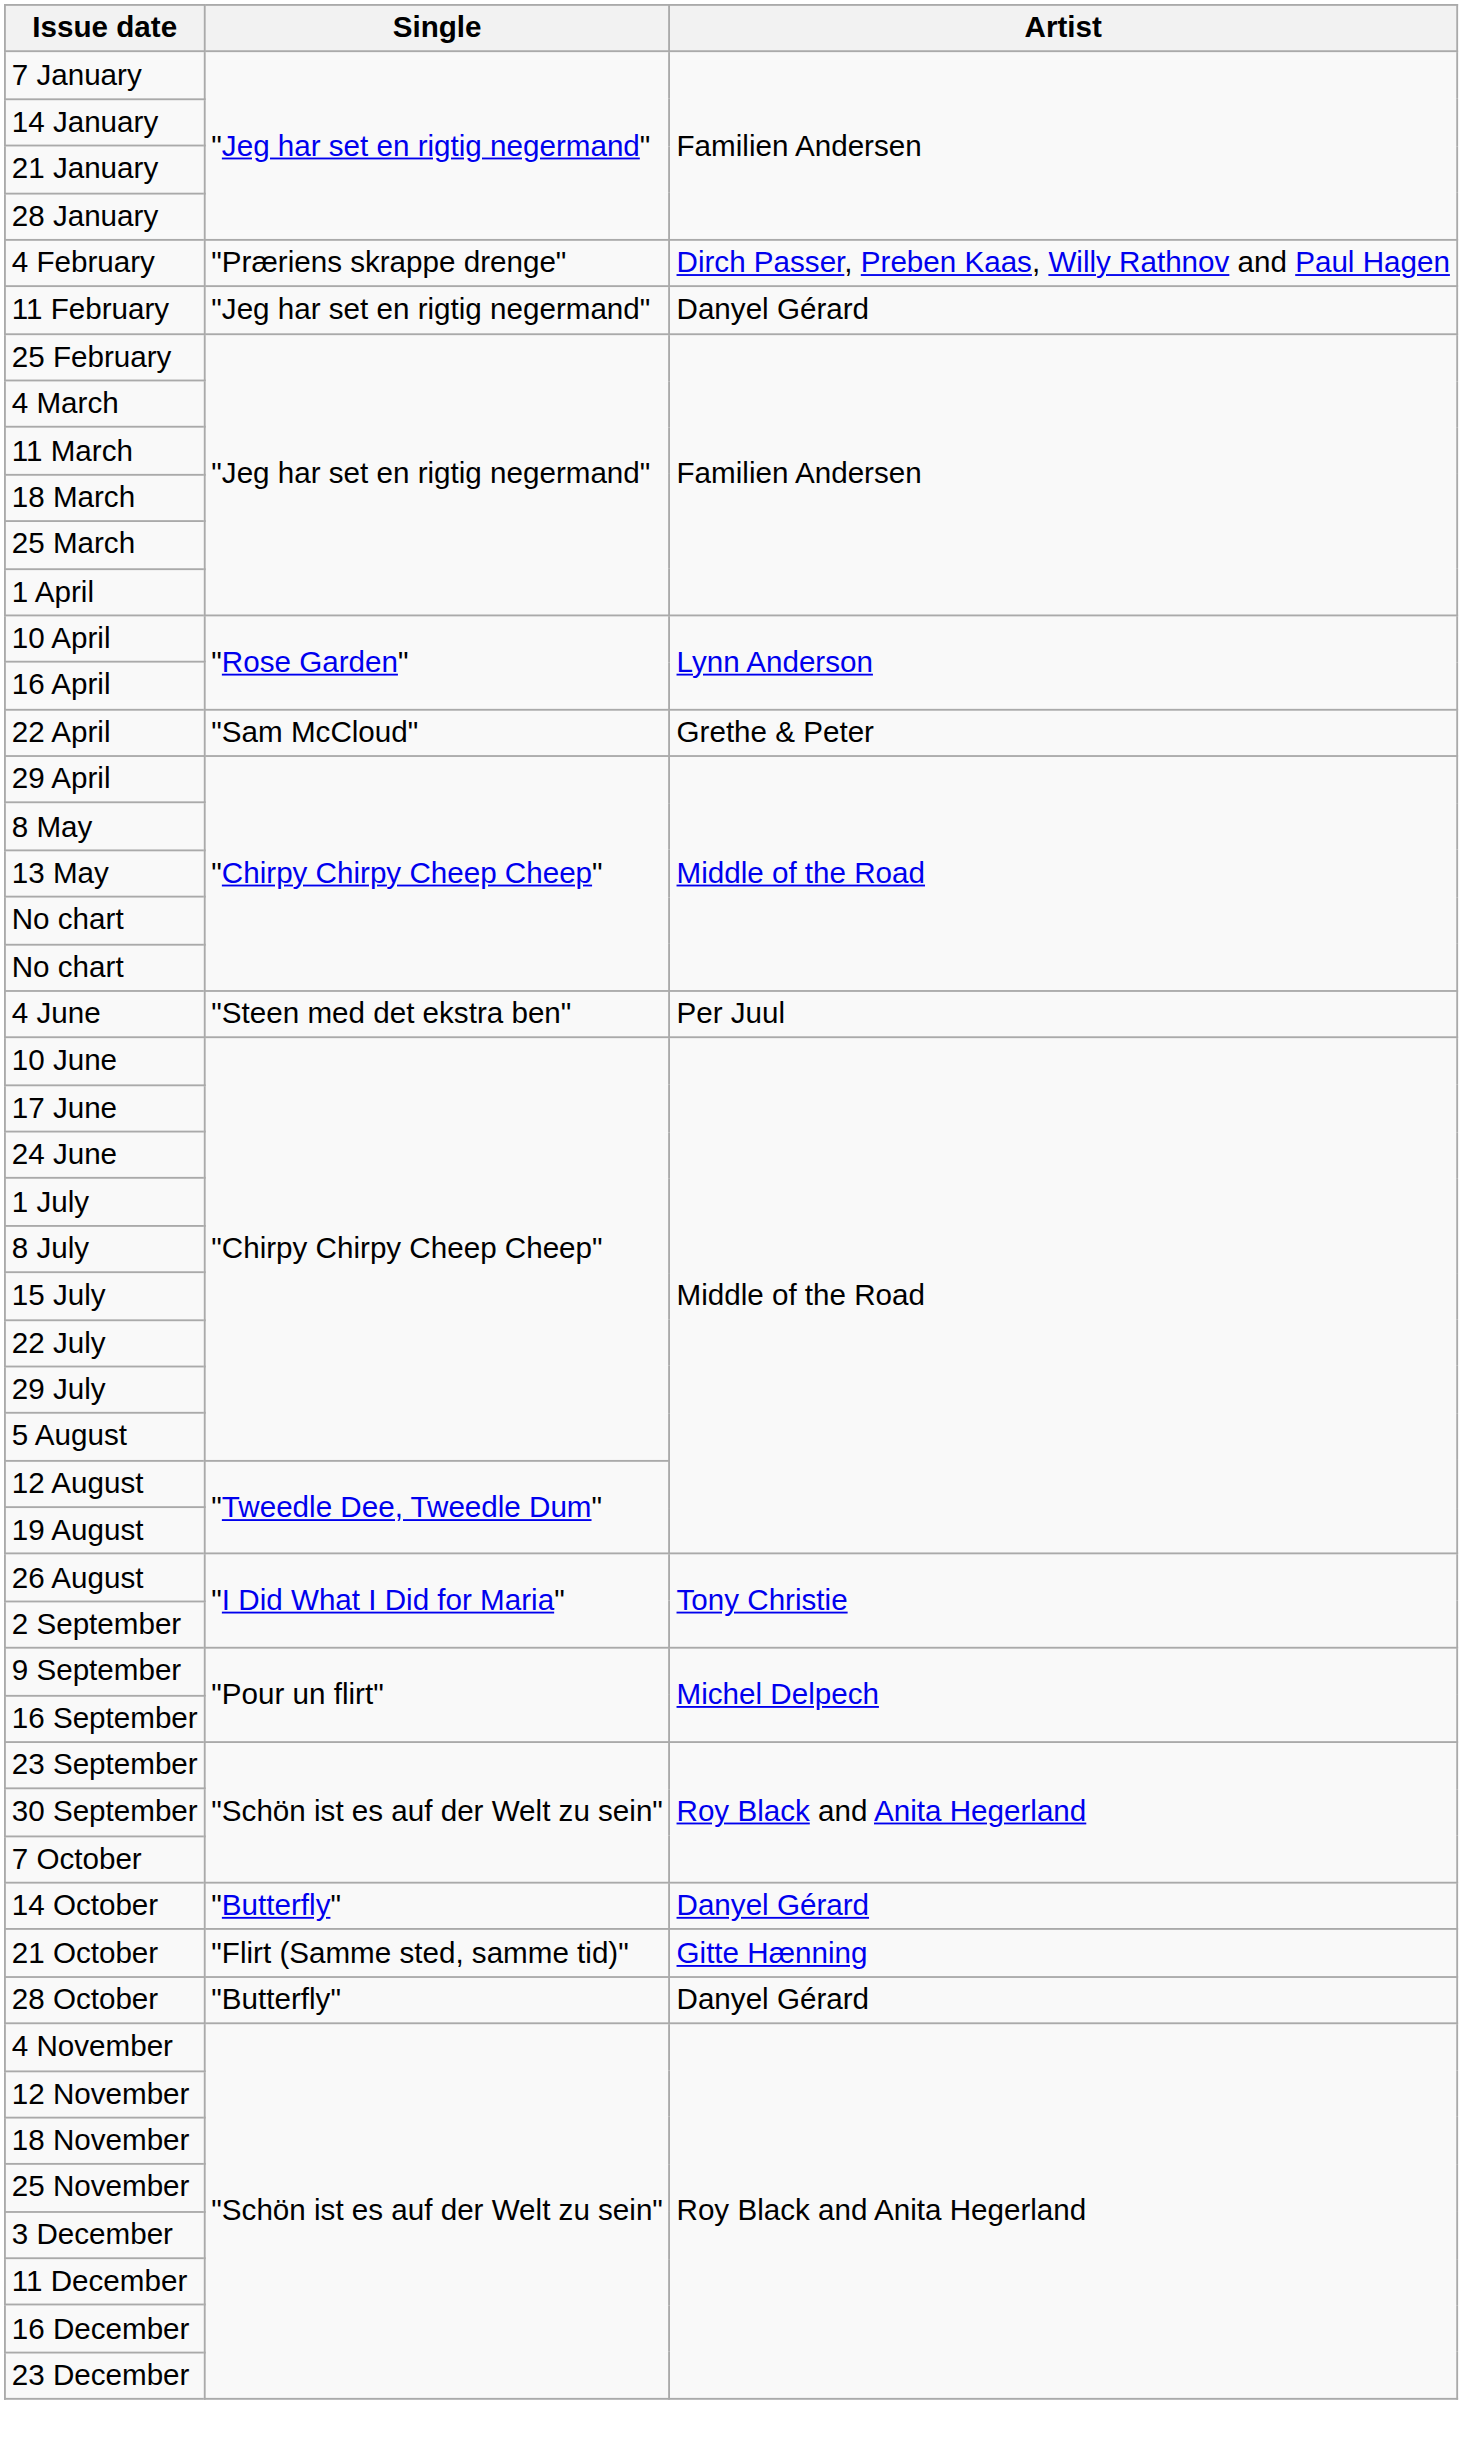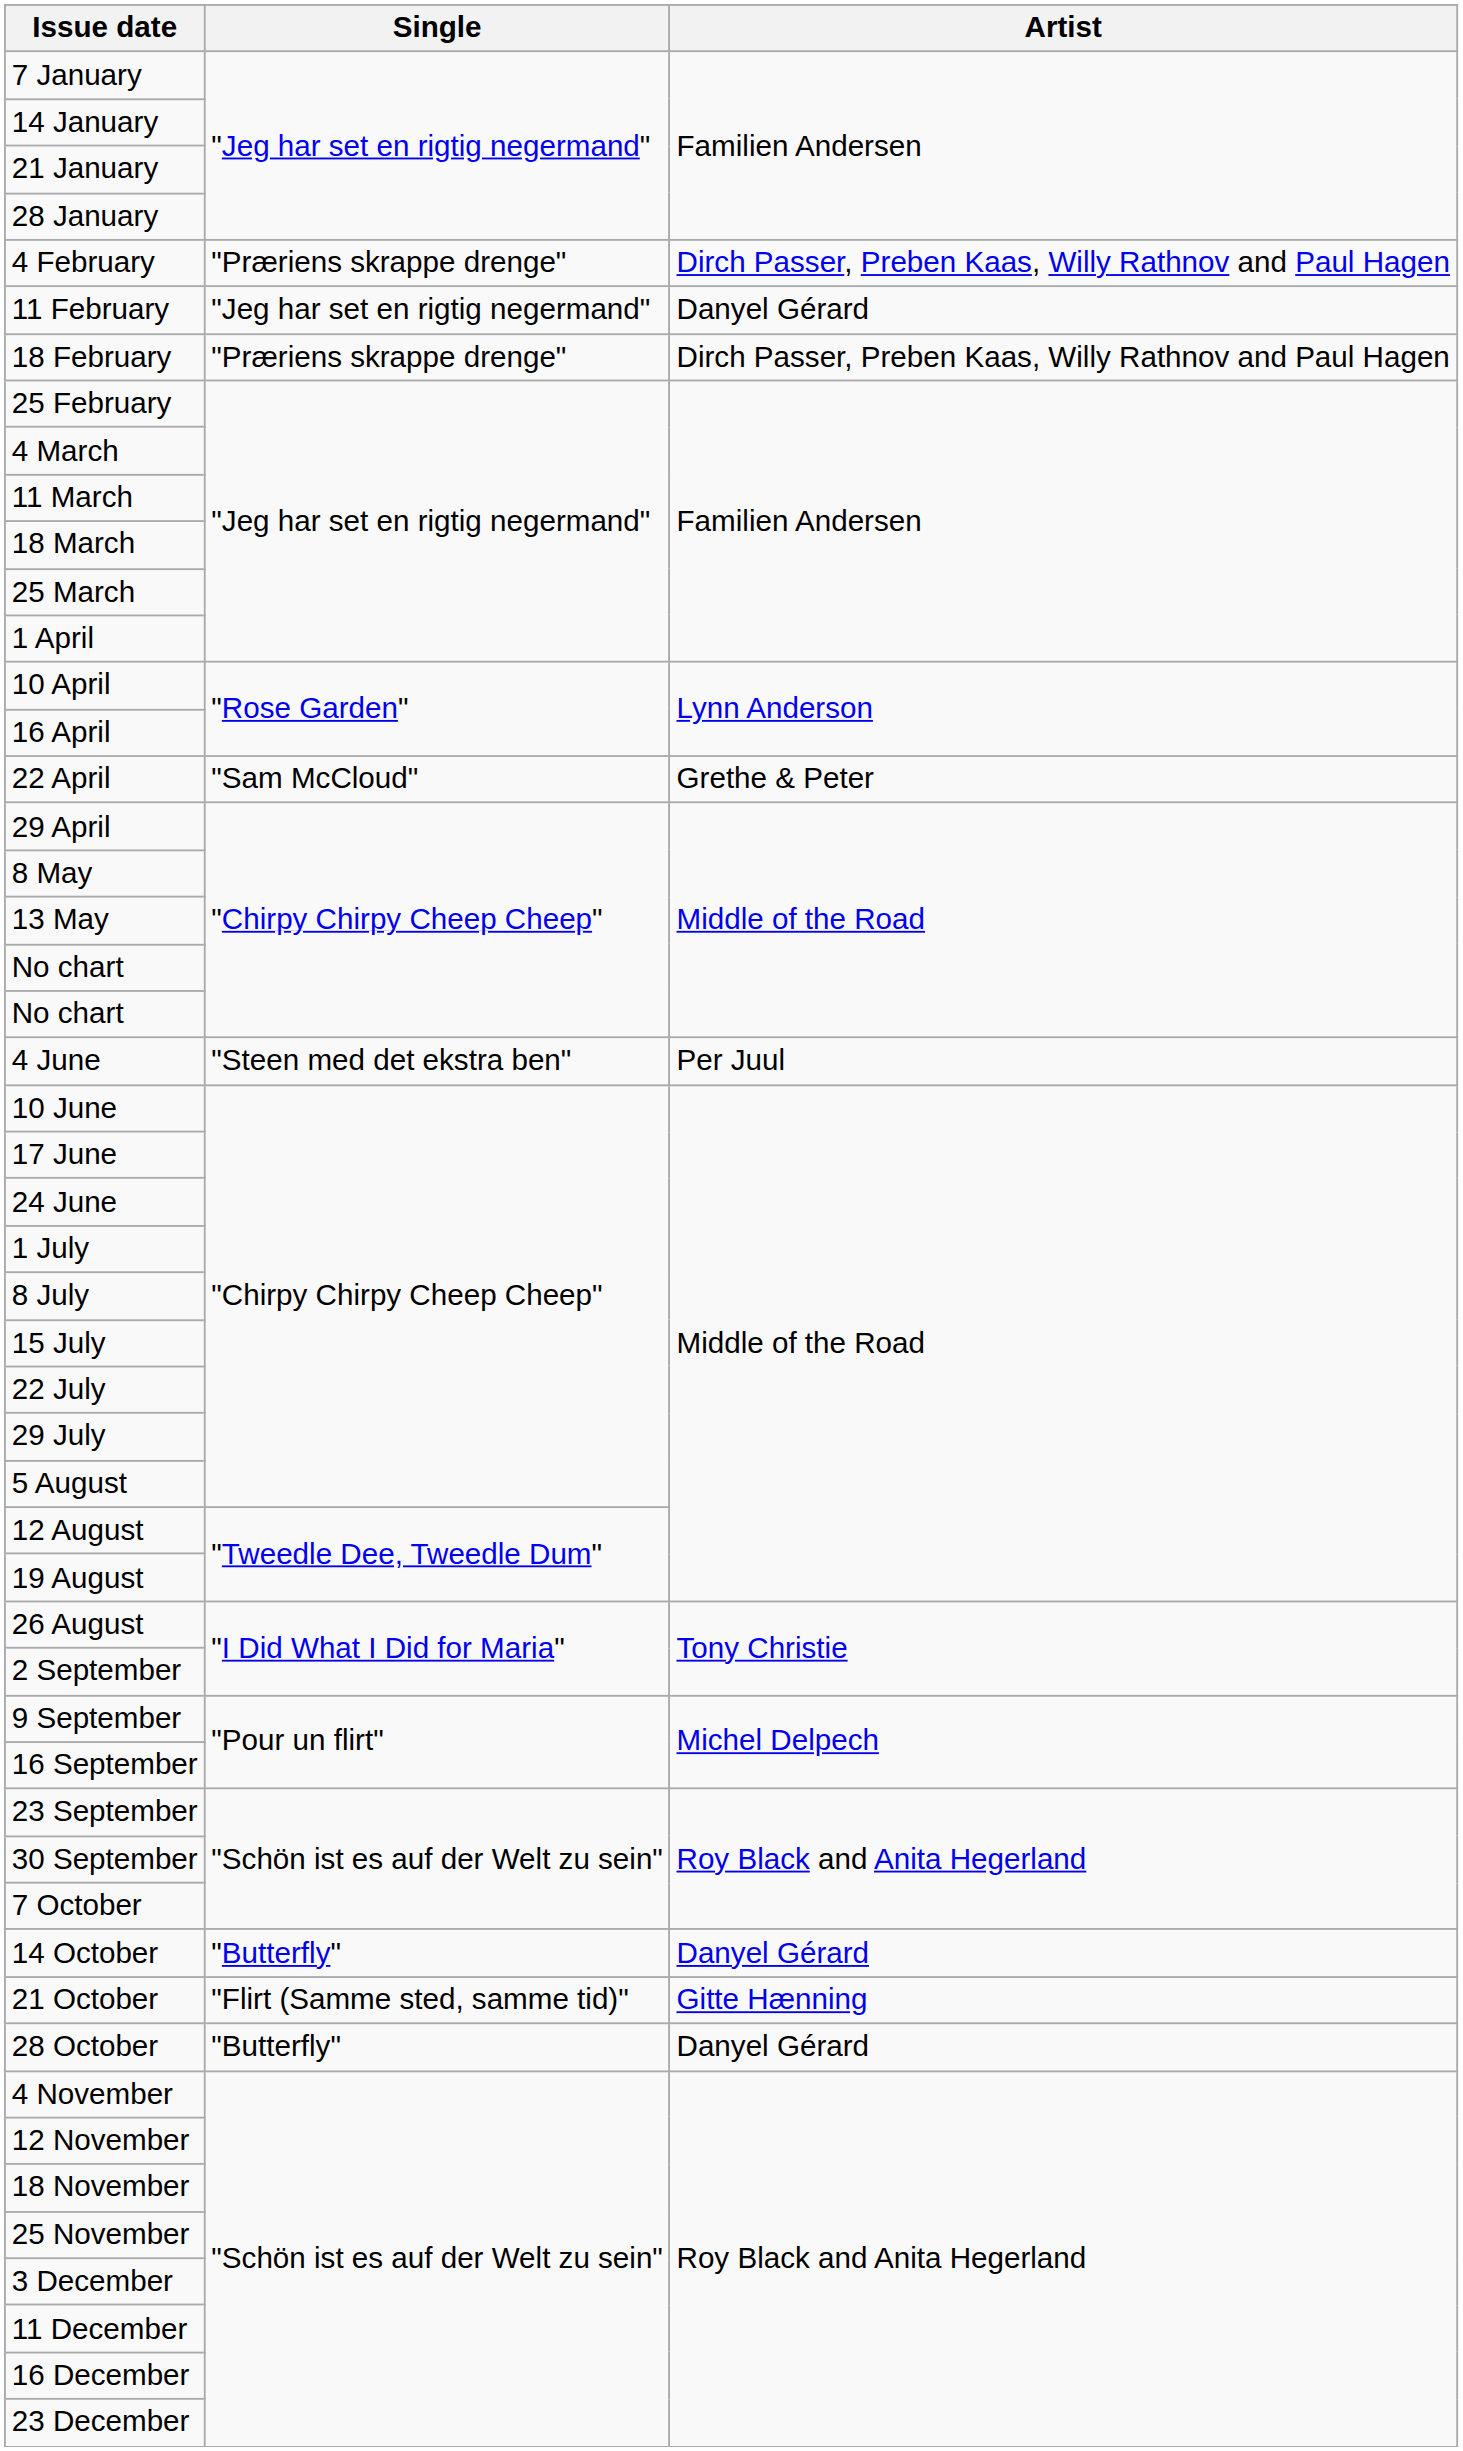+ row: (92, 356)
